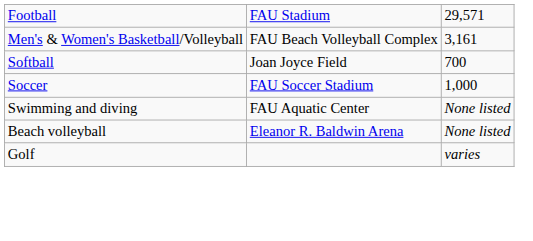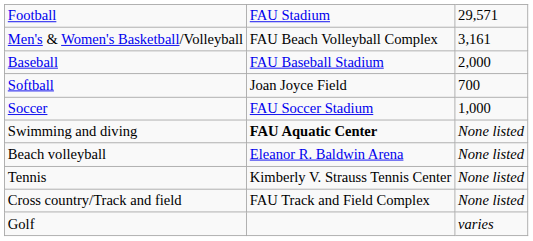+ row: (33, 62)
(309, 108) normal -> (314, 131) bold
+ row: (27, 177)
+ row: (95, 200)
